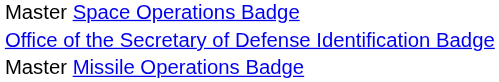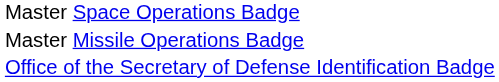rows swapped: (155, 67) <-> (250, 40)
